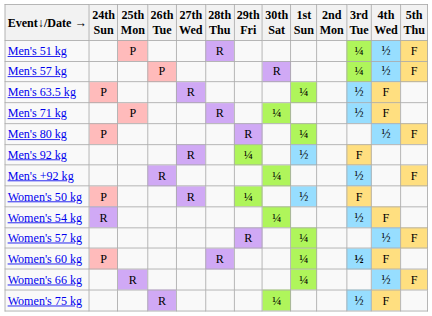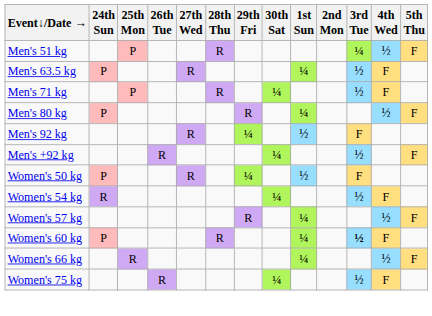- row: (37, 72)
